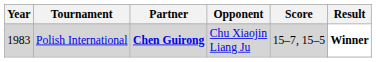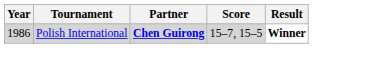- column: (238, 14)
(19, 40) 1983 -> (19, 33) 1986
